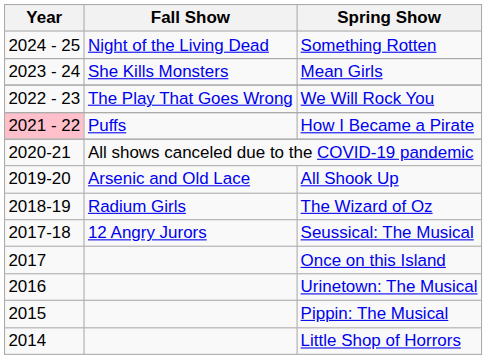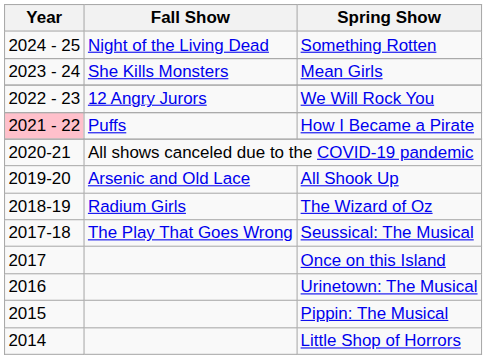(190, 98) The Play That Goes Wrong -> (147, 98) 12 Angry Jurors
(147, 233) 12 Angry Jurors -> (190, 233) The Play That Goes Wrong
